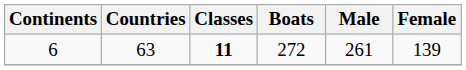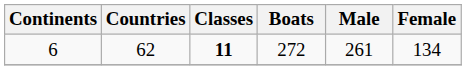(146, 49) 63 -> (146, 49) 62
(427, 49) 139 -> (427, 49) 134
